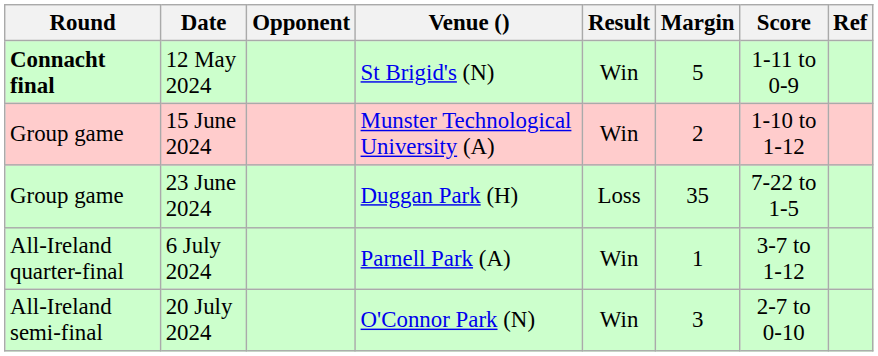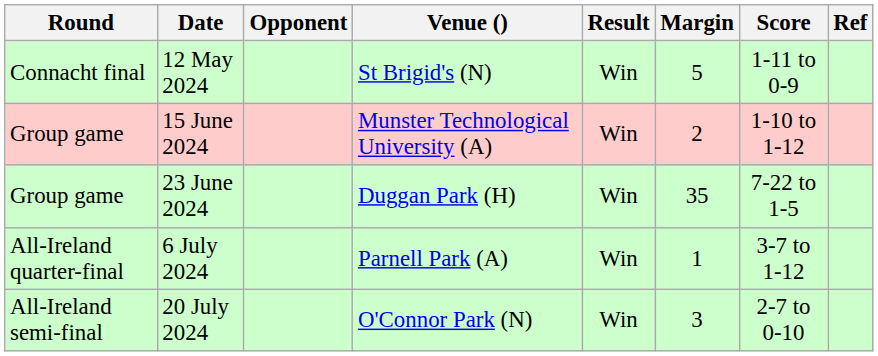(58, 71) bold -> (78, 71) normal
(619, 195) Loss -> (619, 195) Win
